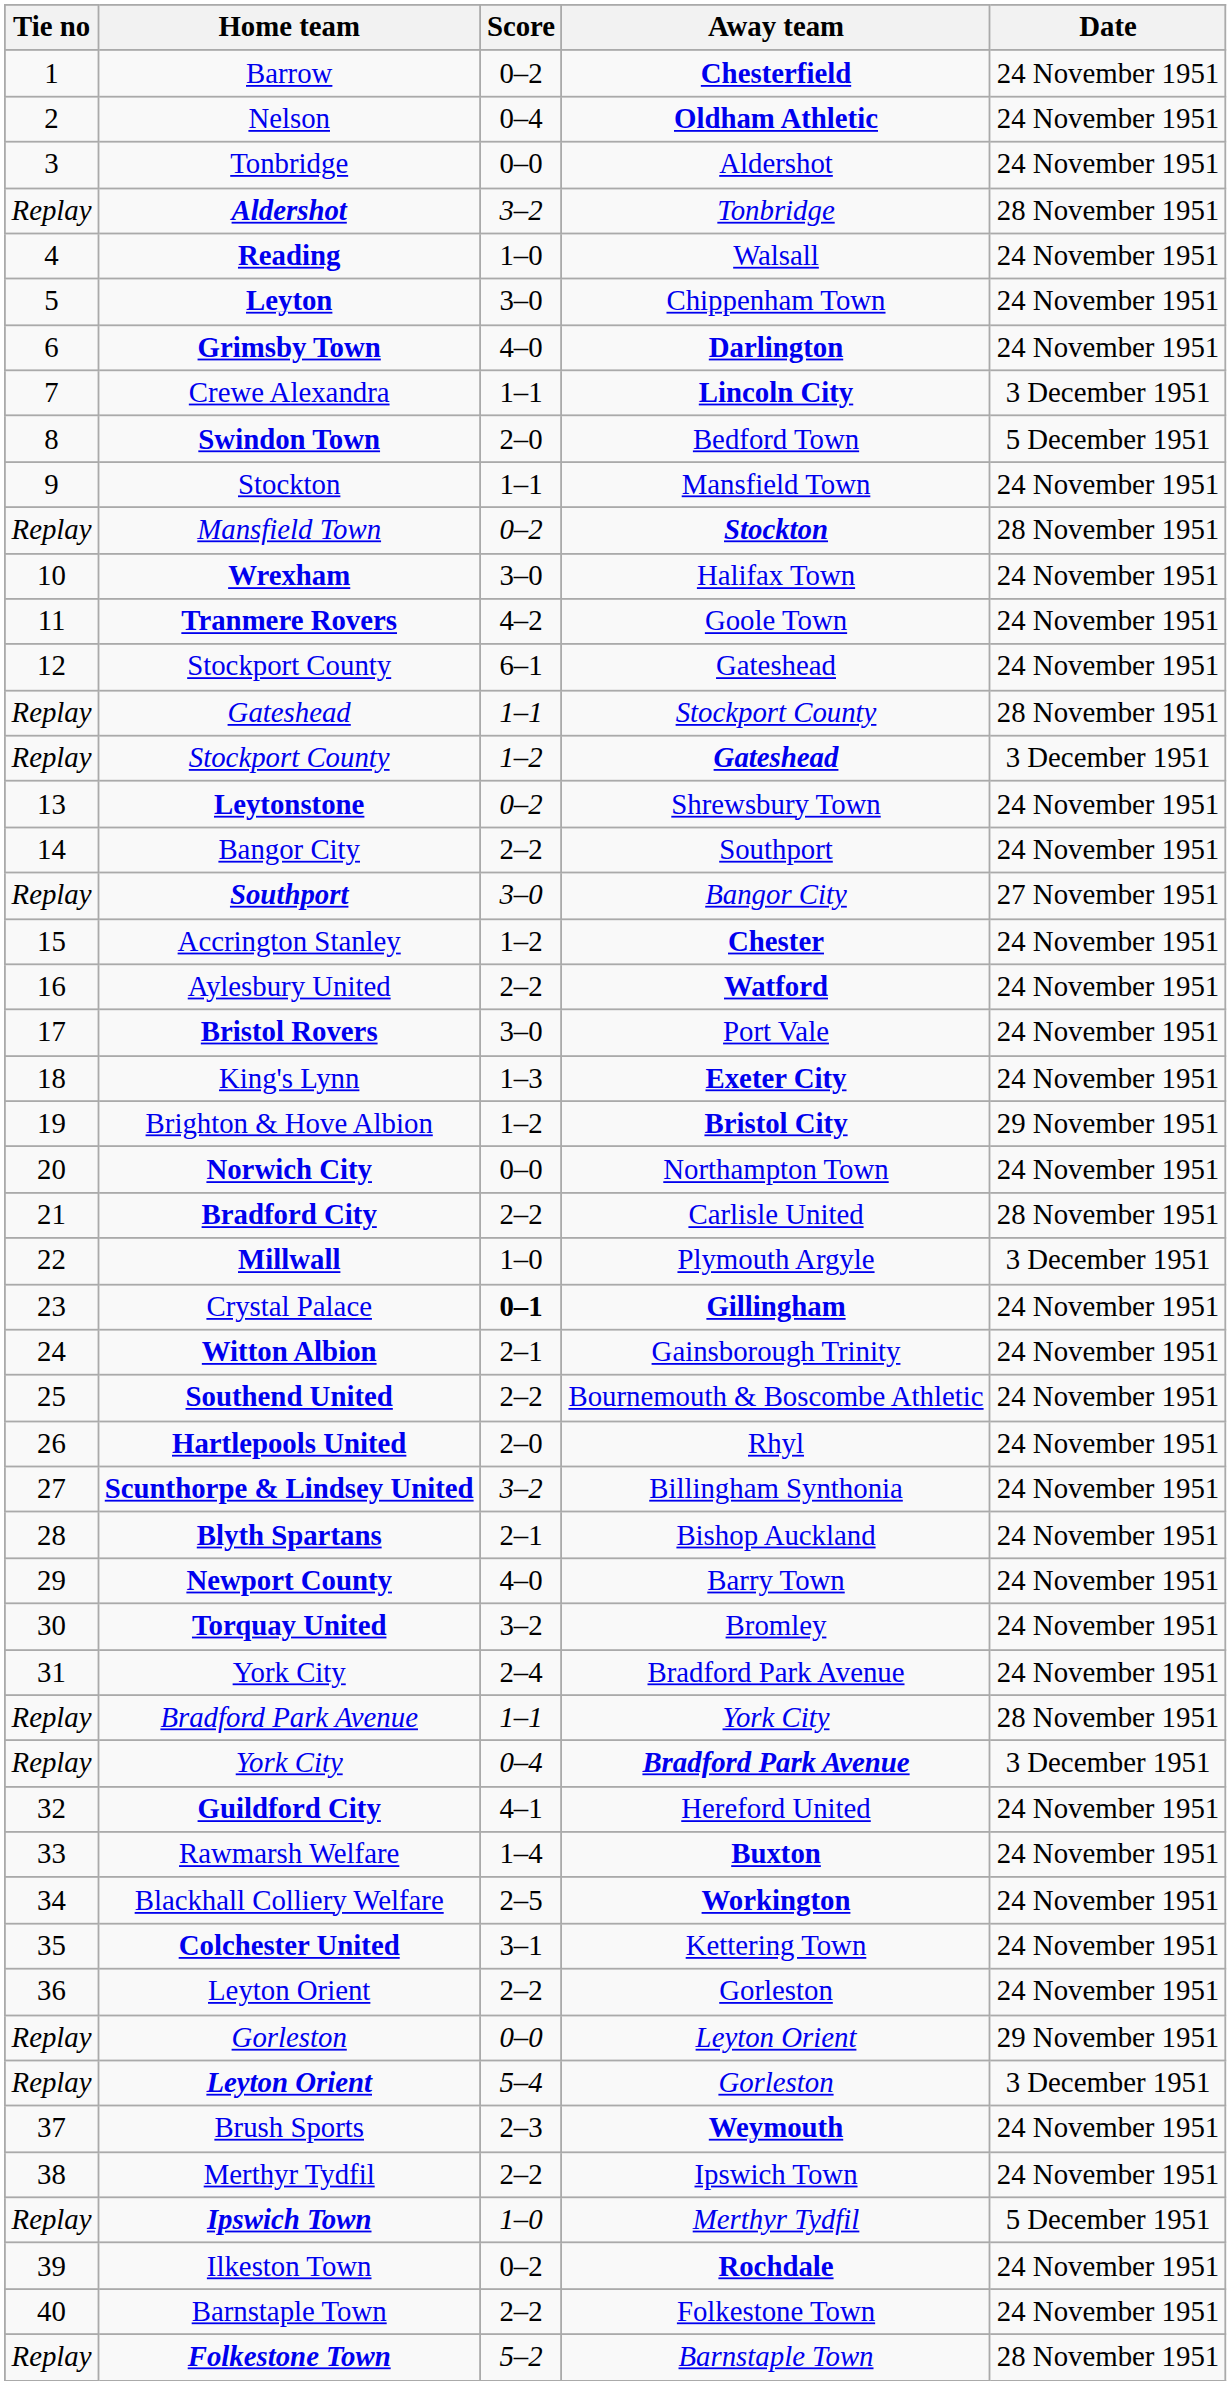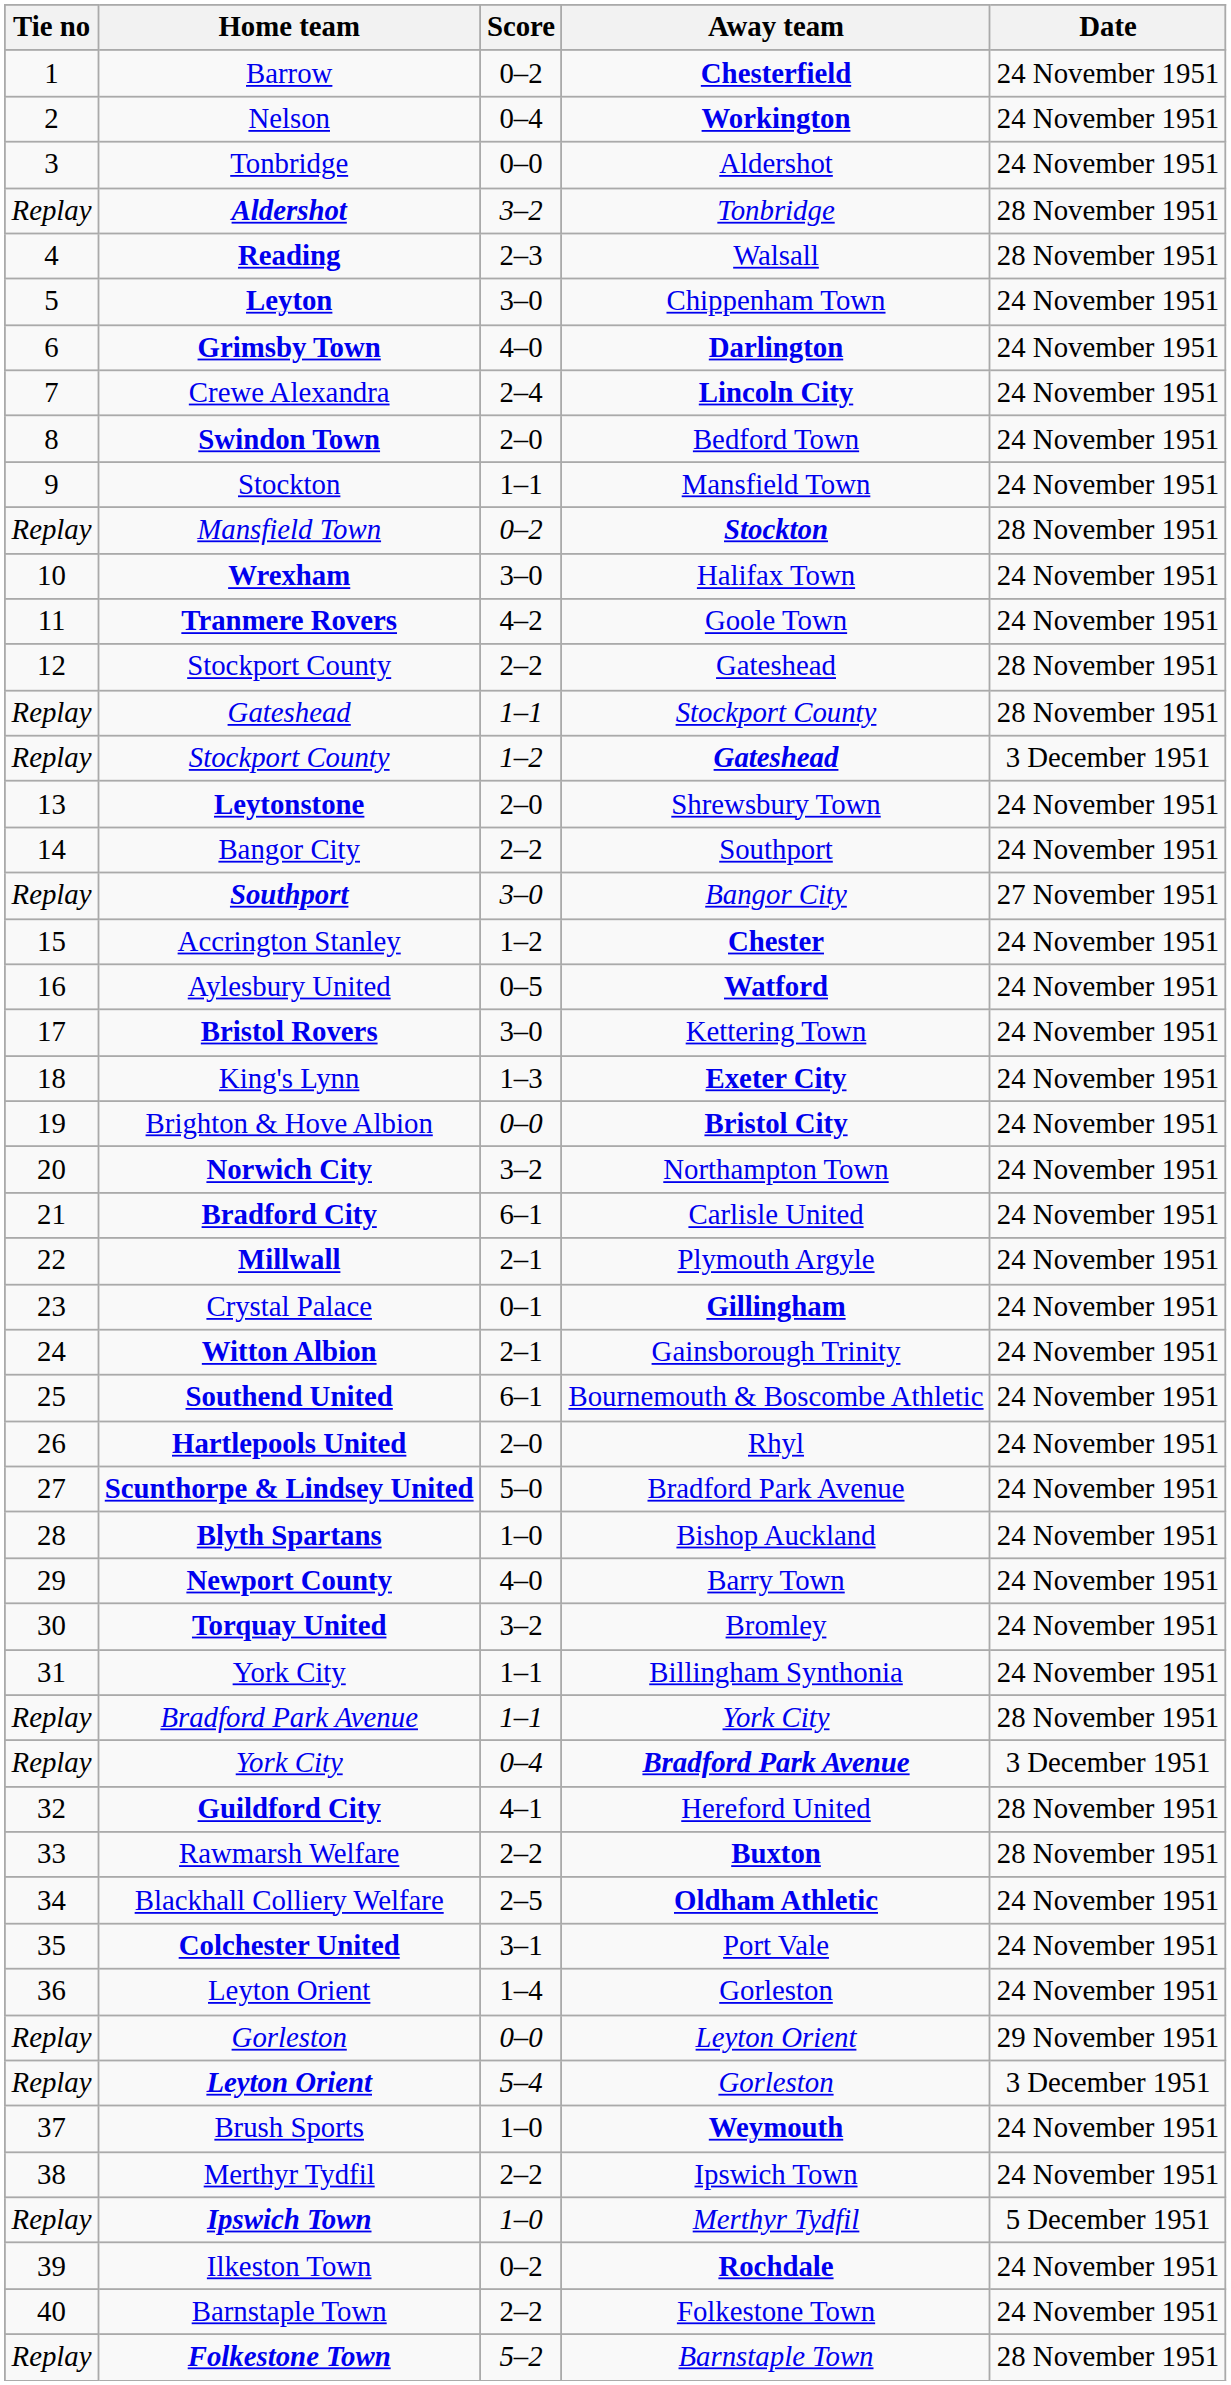(776, 118) Oldham Athletic -> (776, 118) Workington
(521, 255) 1–0 -> (521, 255) 2–3
(1108, 255) 24 November 1951 -> (1108, 255) 28 November 1951
(521, 392) 1–1 -> (521, 392) 2–4
(1108, 392) 3 December 1951 -> (1108, 392) 24 November 1951
(1108, 438) 5 December 1951 -> (1108, 438) 24 November 1951
(521, 666) 6–1 -> (521, 666) 2–2
(1108, 666) 24 November 1951 -> (1108, 666) 28 November 1951
(521, 803) 0–2 -> (521, 803) 2–0
(521, 986) 2–2 -> (521, 986) 0–5
(776, 1032) Port Vale -> (776, 1032) Kettering Town
(521, 1123) 1–2 -> (521, 1123) 0–0
(1108, 1123) 29 November 1951 -> (1108, 1123) 24 November 1951
(521, 1169) 0–0 -> (521, 1169) 3–2
(521, 1214) 2–2 -> (521, 1214) 6–1
(1108, 1214) 28 November 1951 -> (1108, 1214) 24 November 1951
(521, 1260) 1–0 -> (521, 1260) 2–1
(1108, 1260) 3 December 1951 -> (1108, 1260) 24 November 1951
(521, 1306) bold -> (521, 1306) normal
(521, 1397) 2–2 -> (521, 1397) 6–1
(521, 1488) 3–2 -> (521, 1488) 5–0
(776, 1488) Billingham Synthonia -> (776, 1488) Bradford Park Avenue
(521, 1534) 2–1 -> (521, 1534) 1–0
(521, 1671) 2–4 -> (521, 1671) 1–1
(776, 1671) Bradford Park Avenue -> (776, 1671) Billingham Synthonia
(1108, 1808) 24 November 1951 -> (1108, 1808) 28 November 1951
(521, 1854) 1–4 -> (521, 1854) 2–2
(1108, 1854) 24 November 1951 -> (1108, 1854) 28 November 1951
(776, 1900) Workington -> (776, 1900) Oldham Athletic
(776, 1945) Kettering Town -> (776, 1945) Port Vale
(521, 1991) 2–2 -> (521, 1991) 1–4
(521, 2128) 2–3 -> (521, 2128) 1–0
